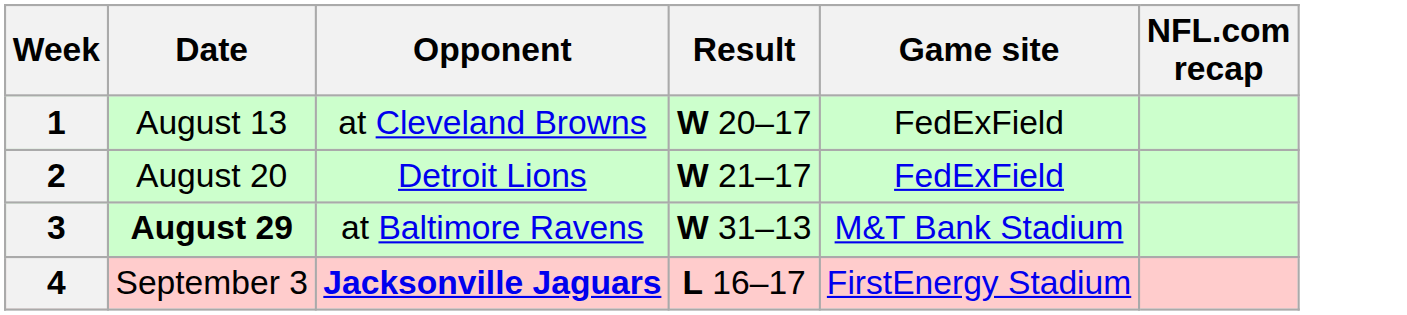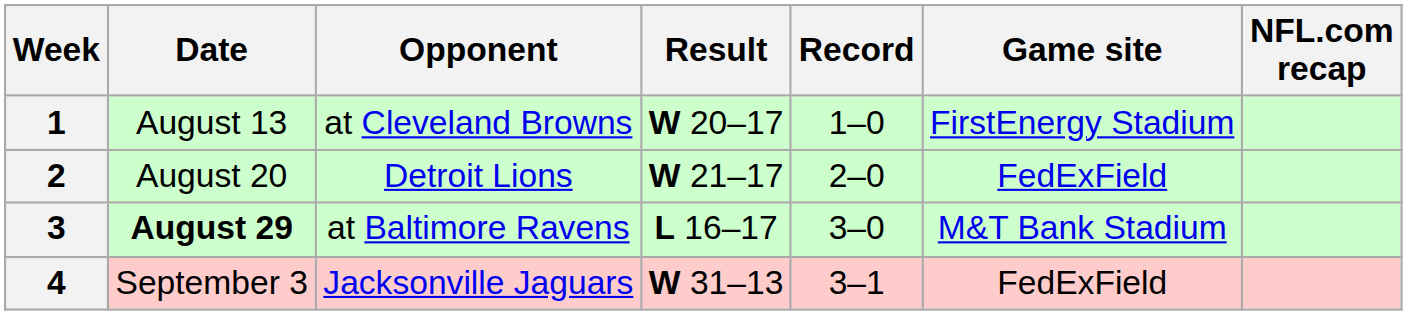+ column: (857, 50)
(979, 122) FedExField -> (1082, 122) FirstEnergy Stadium
(744, 228) W 31–13 -> (716, 228) L 16–17
(492, 282) bold -> (478, 282) normal
(744, 282) L 16–17 -> (716, 282) W 31–13
(979, 282) FirstEnergy Stadium -> (1082, 282) FedExField
